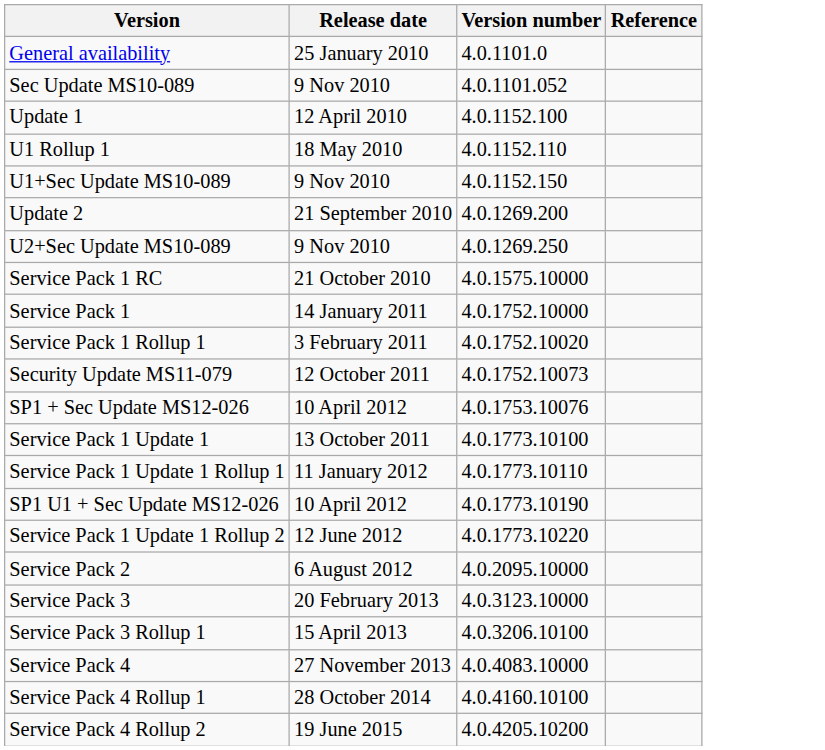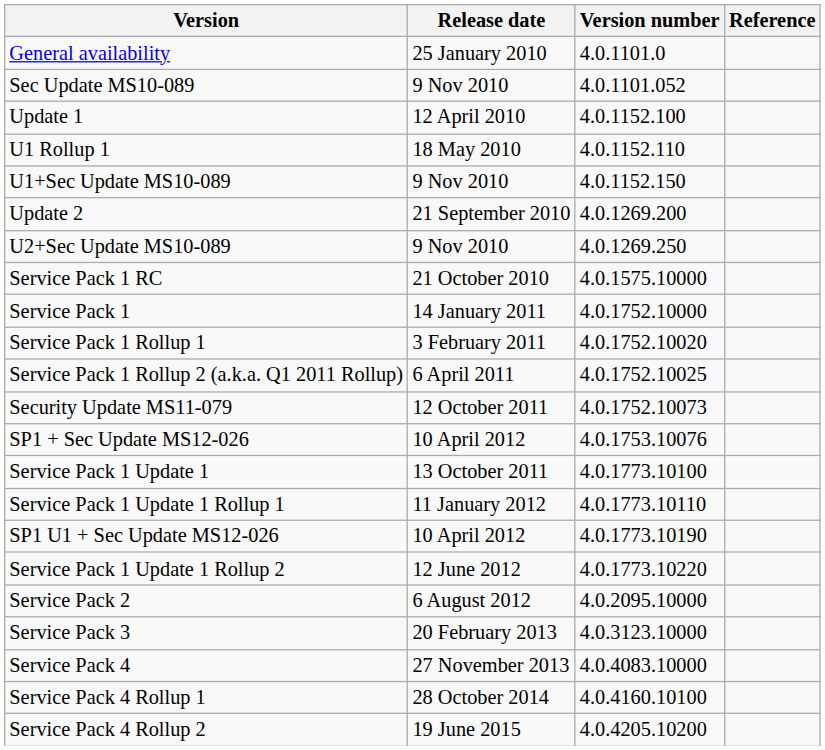+ row: (206, 375)
- row: (108, 632)
